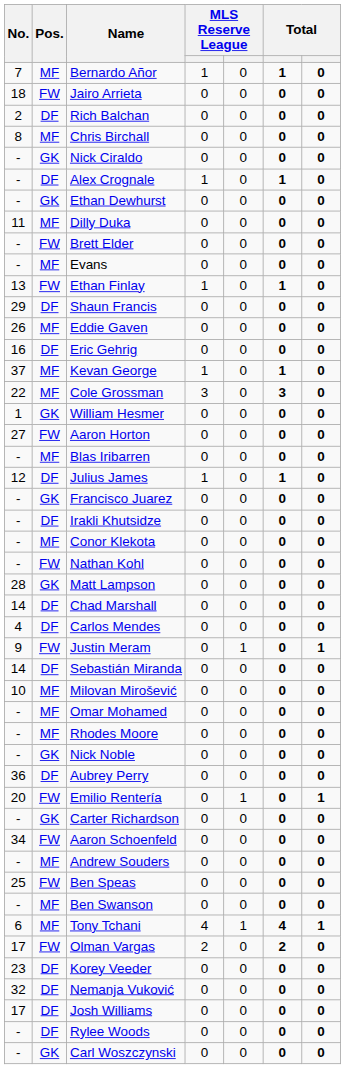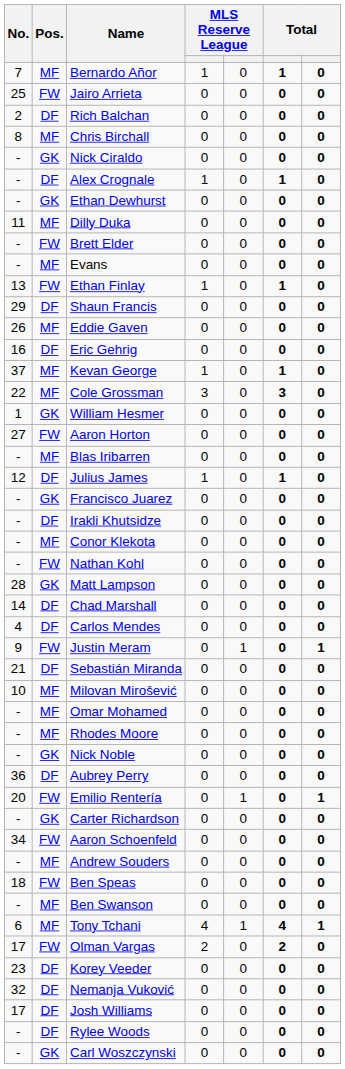(18, 94) 18 -> (18, 94) 25
(18, 669) 14 -> (18, 669) 21
(18, 882) 25 -> (18, 882) 18
